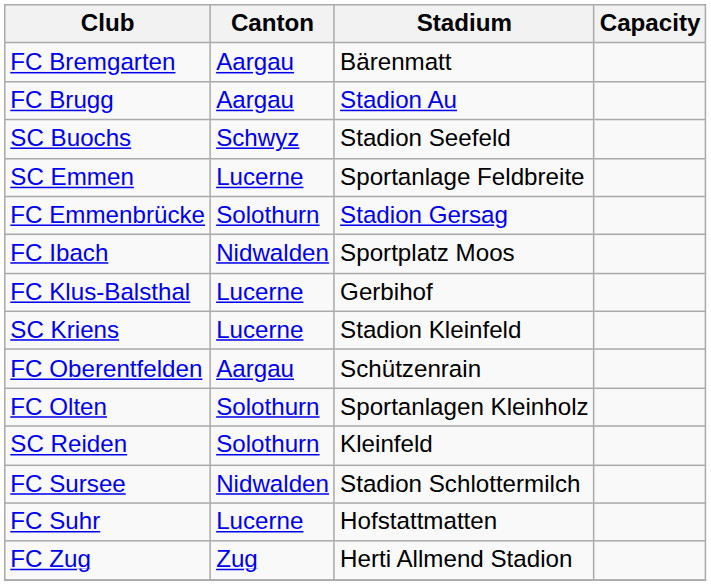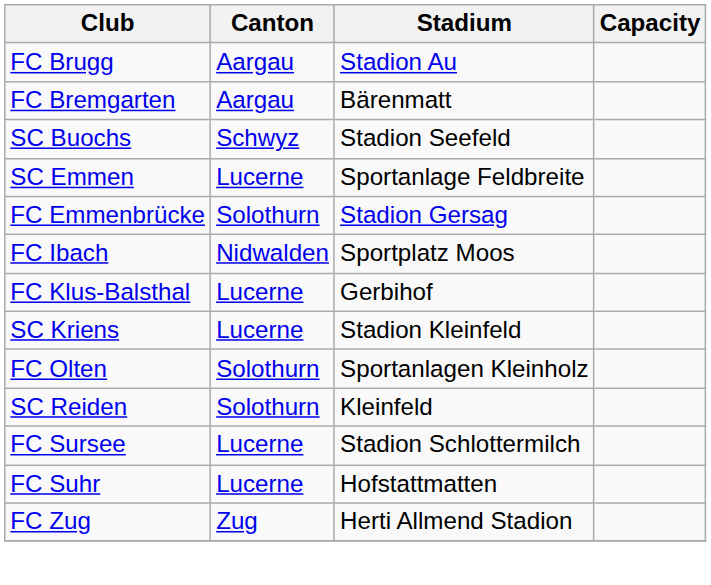rows swapped: (93, 61) <-> (62, 100)
- row: (106, 368)
(273, 483) Nidwalden -> (260, 445) Lucerne
